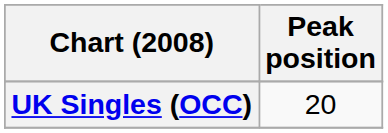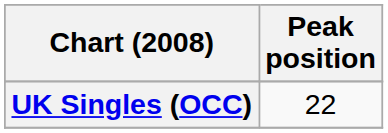(320, 104) 20 -> (320, 104) 22
